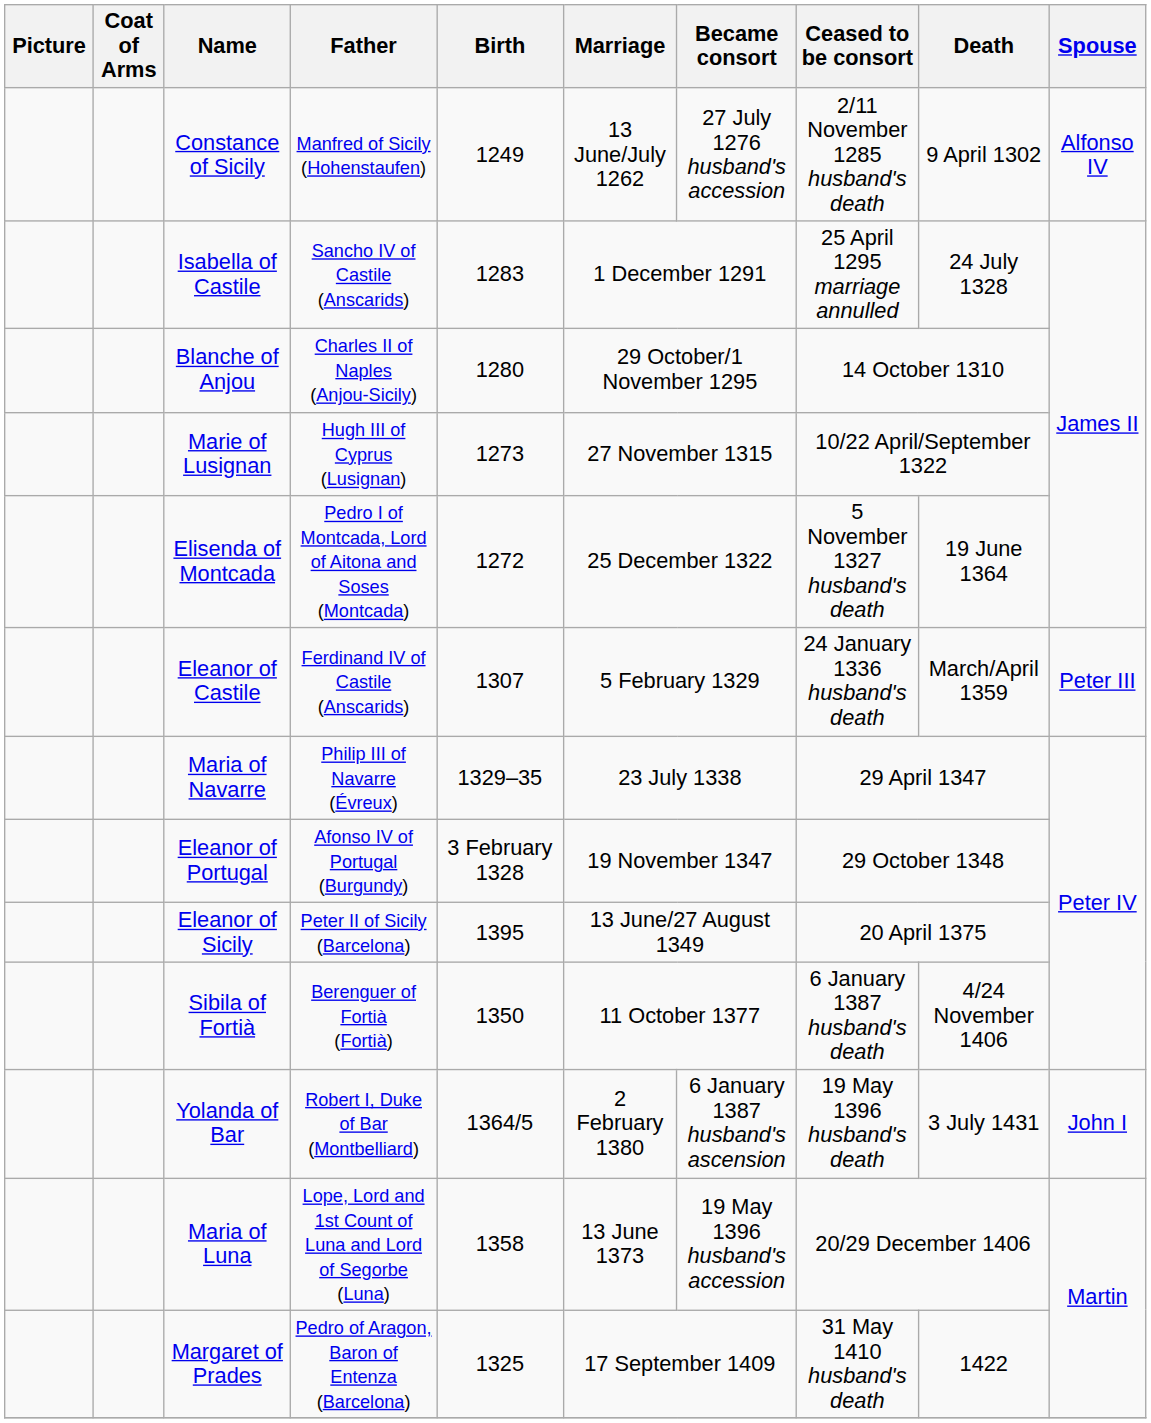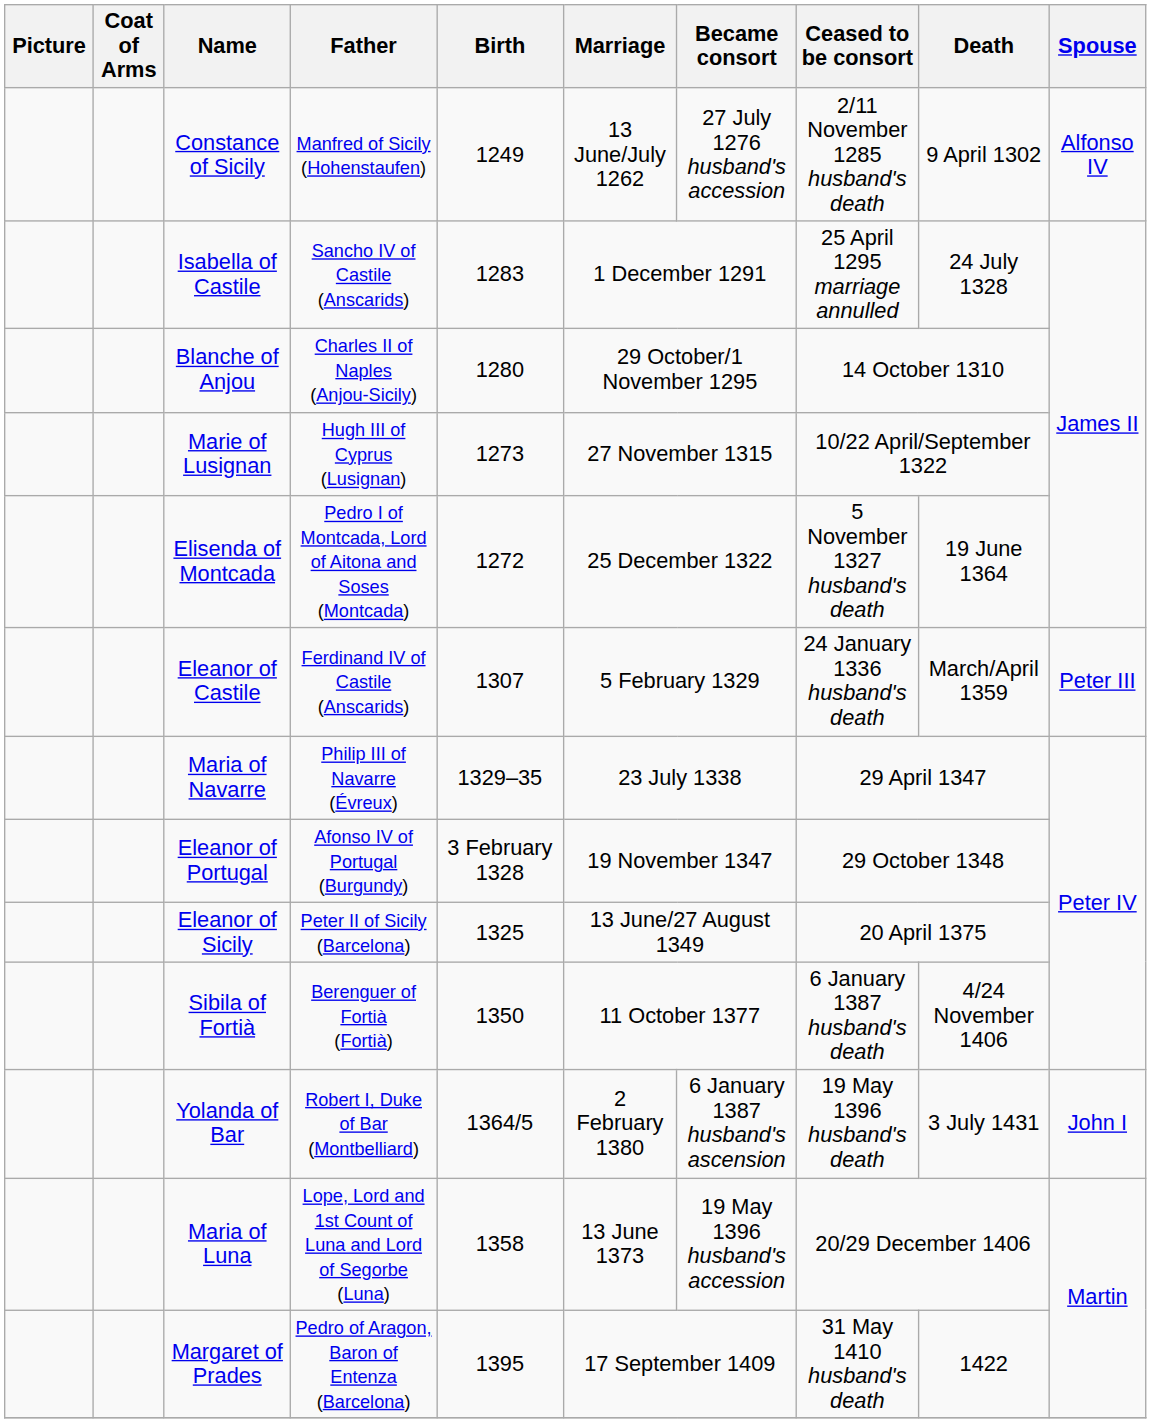(500, 932) 1395 -> (500, 932) 1325
(500, 1363) 1325 -> (500, 1363) 1395
